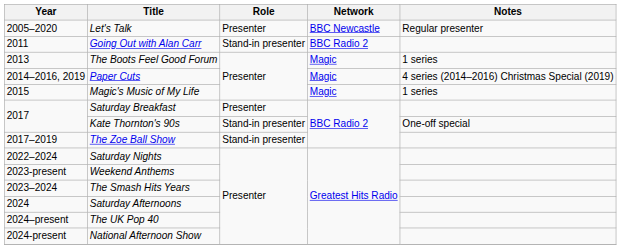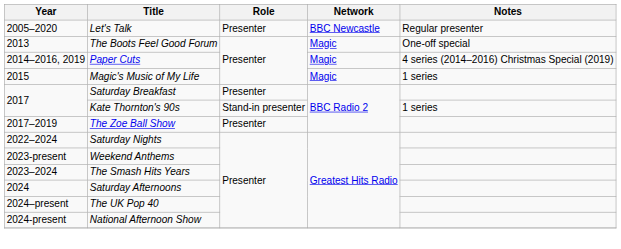- row: (146, 44)
(420, 60) 1 series -> (436, 44) One-off special
(436, 124) One-off special -> (420, 108) 1 series
(264, 140) Stand-in presenter -> (244, 124) Presenter
